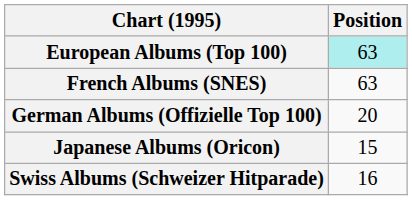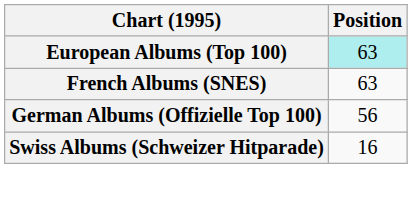(368, 115) 20 -> (368, 115) 56
- row: (167, 147)
